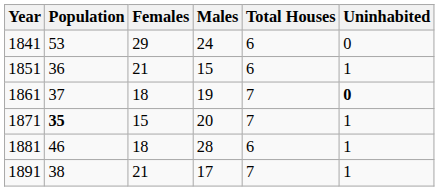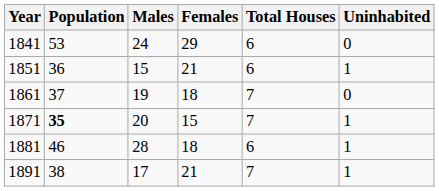columns swapped: (218, 17) <-> (161, 17)
(347, 95) bold -> (347, 95) normal
